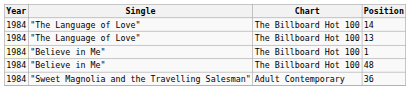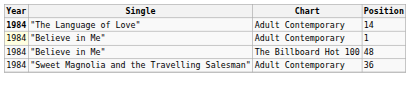(16, 25) normal -> (16, 25) bold
(307, 25) The Billboard Hot 100 -> (300, 25) Adult Contemporary
- row: (369, 38)
(307, 52) The Billboard Hot 100 -> (300, 38) Adult Contemporary
